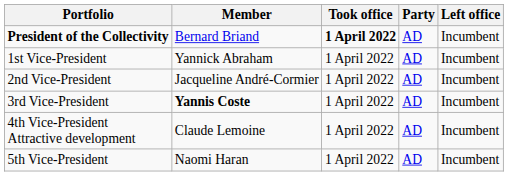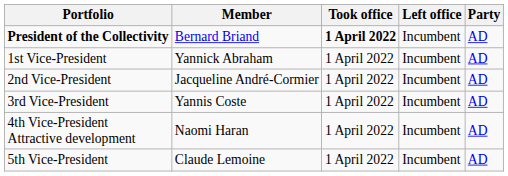columns swapped: (471, 15) <-> (419, 15)
(212, 101) bold -> (211, 101) normal
(220, 130) Claude Lemoine -> (212, 130) Naomi Haran
(212, 159) Naomi Haran -> (220, 159) Claude Lemoine
